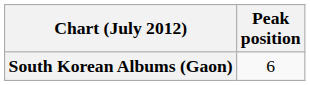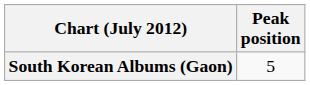(271, 66) 6 -> (271, 66) 5
